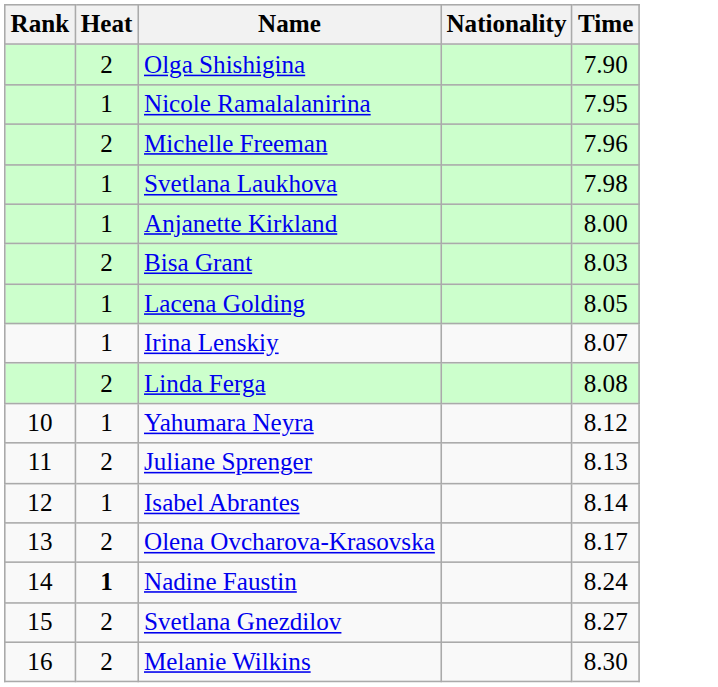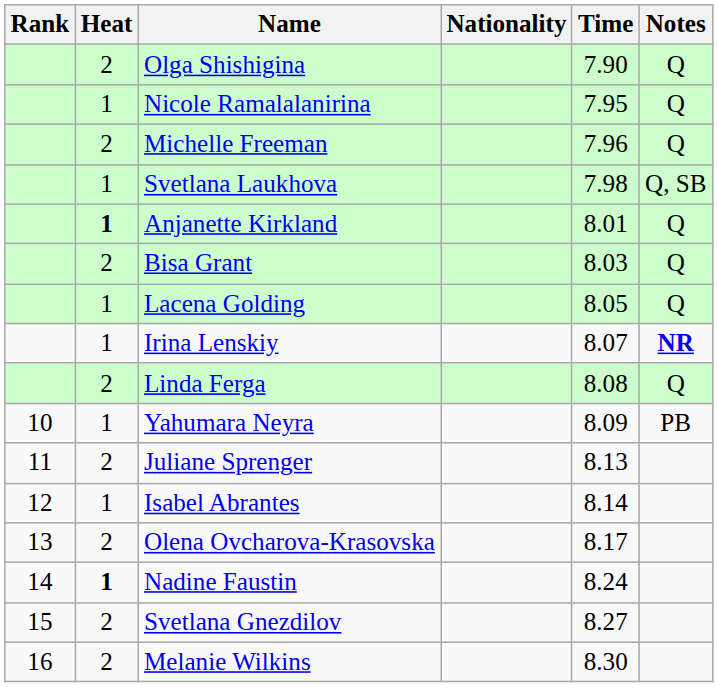+ column: (676, 24)
(107, 223) normal -> (107, 223) bold
(606, 223) 8.00 -> (606, 223) 8.01
(606, 422) 8.12 -> (606, 422) 8.09
